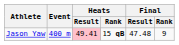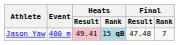(113, 34) no background -> (113, 34) lightblue background
(164, 34) 9 -> (164, 34) 7
